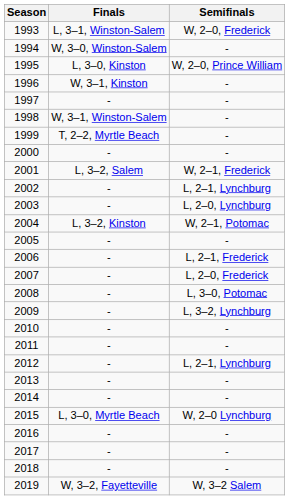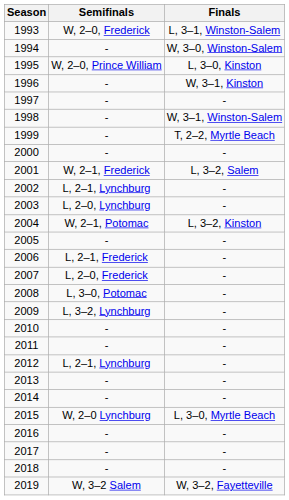columns swapped: (227, 13) <-> (109, 13)
